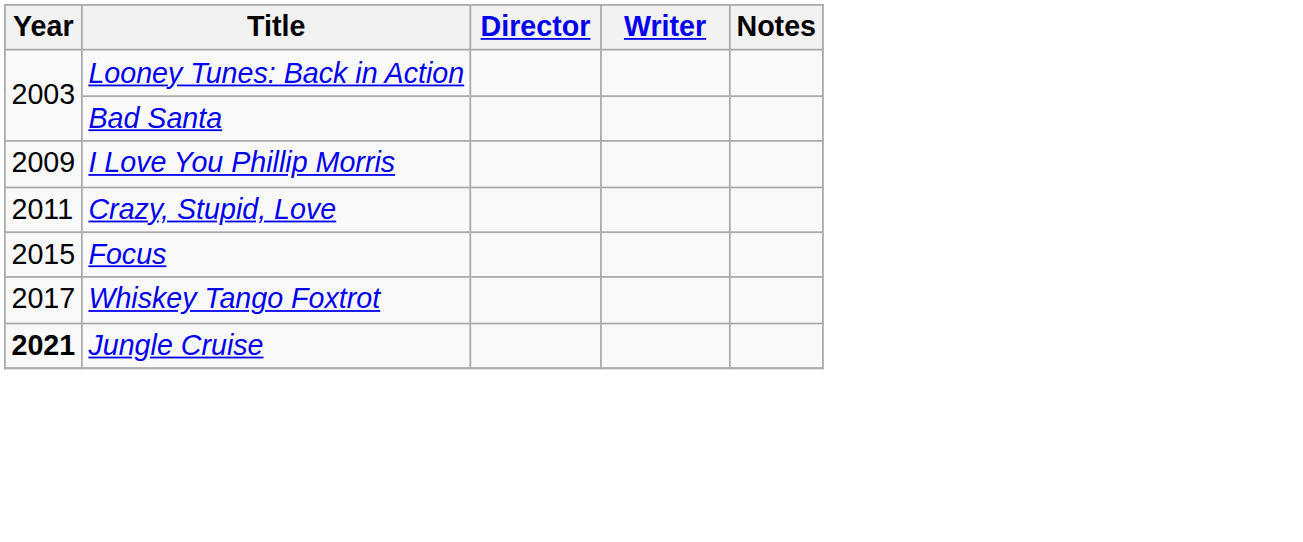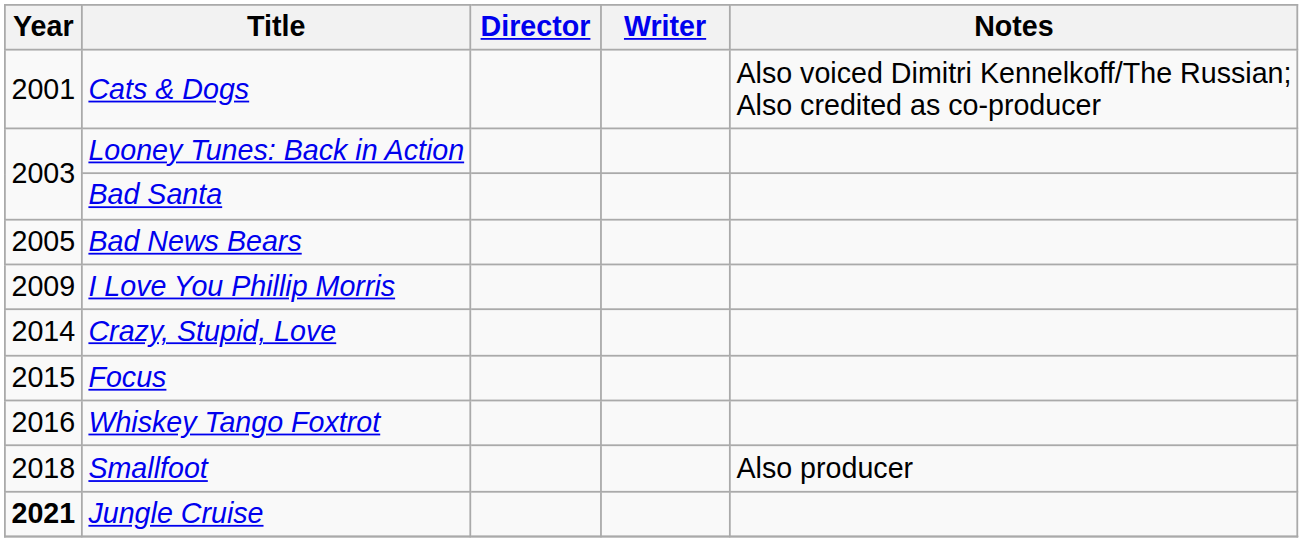+ row: (169, 88)
+ row: (195, 241)
(42, 208) 2011 -> (43, 331) 2014
(43, 299) 2017 -> (43, 422) 2016
+ row: (148, 468)
